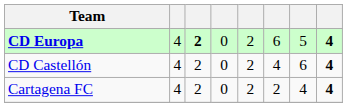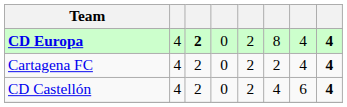(277, 41) 6 -> (277, 41) 8
(303, 41) 5 -> (303, 41) 4
rows swapped: (50, 65) <-> (50, 89)
